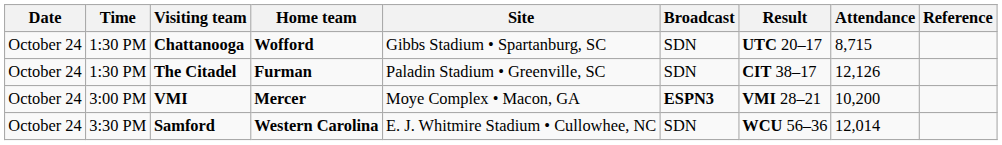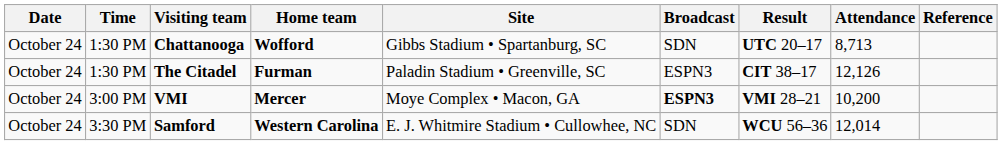(854, 45) 8,715 -> (854, 45) 8,713
(680, 72) SDN -> (688, 72) ESPN3
